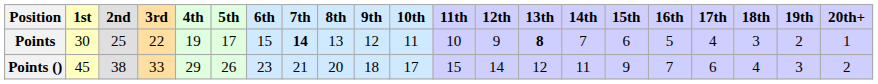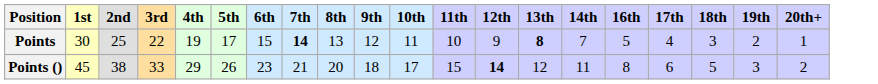- column: (626, 16)
(497, 66) normal -> (497, 66) bold
(669, 66) 7 -> (626, 66) 8
(756, 66) 4 -> (713, 66) 5
